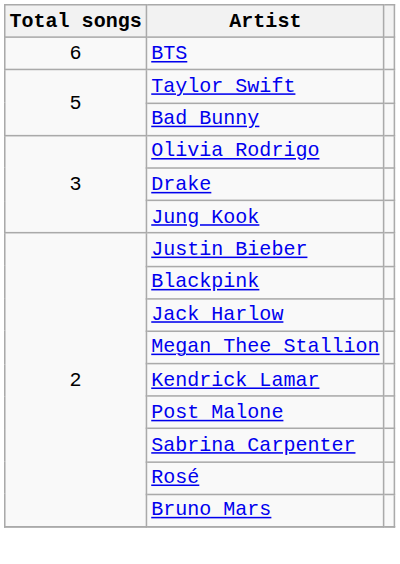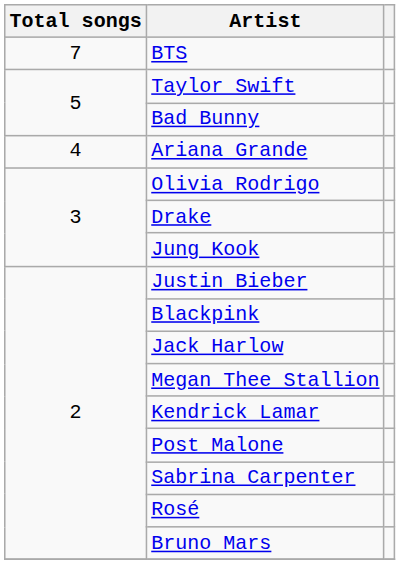(76, 54) 6 -> (76, 54) 7
+ row: (229, 152)
